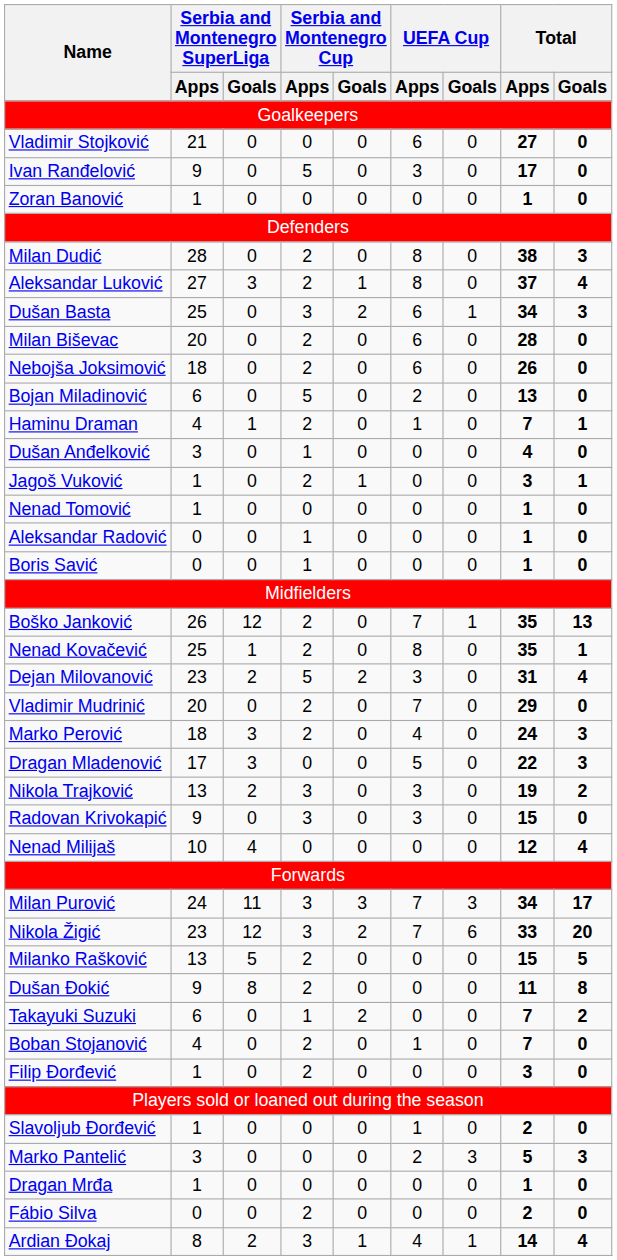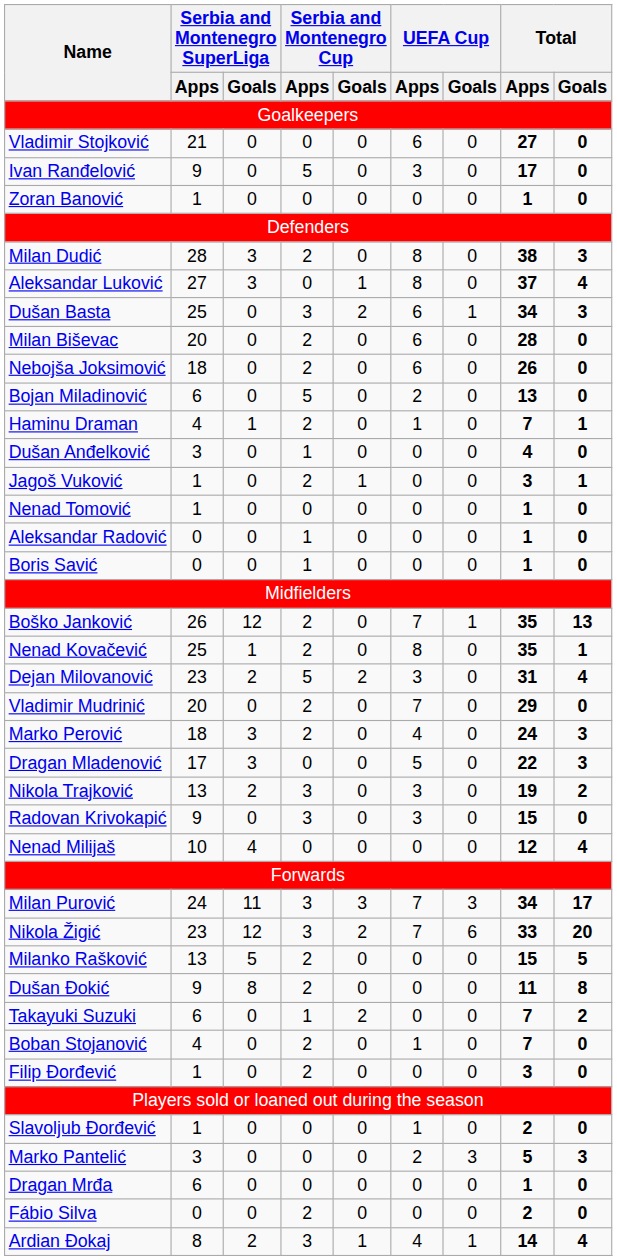(252, 255) 0 -> (252, 255) 3
(307, 283) 2 -> (307, 283) 0
(197, 1185) 1 -> (197, 1185) 6
